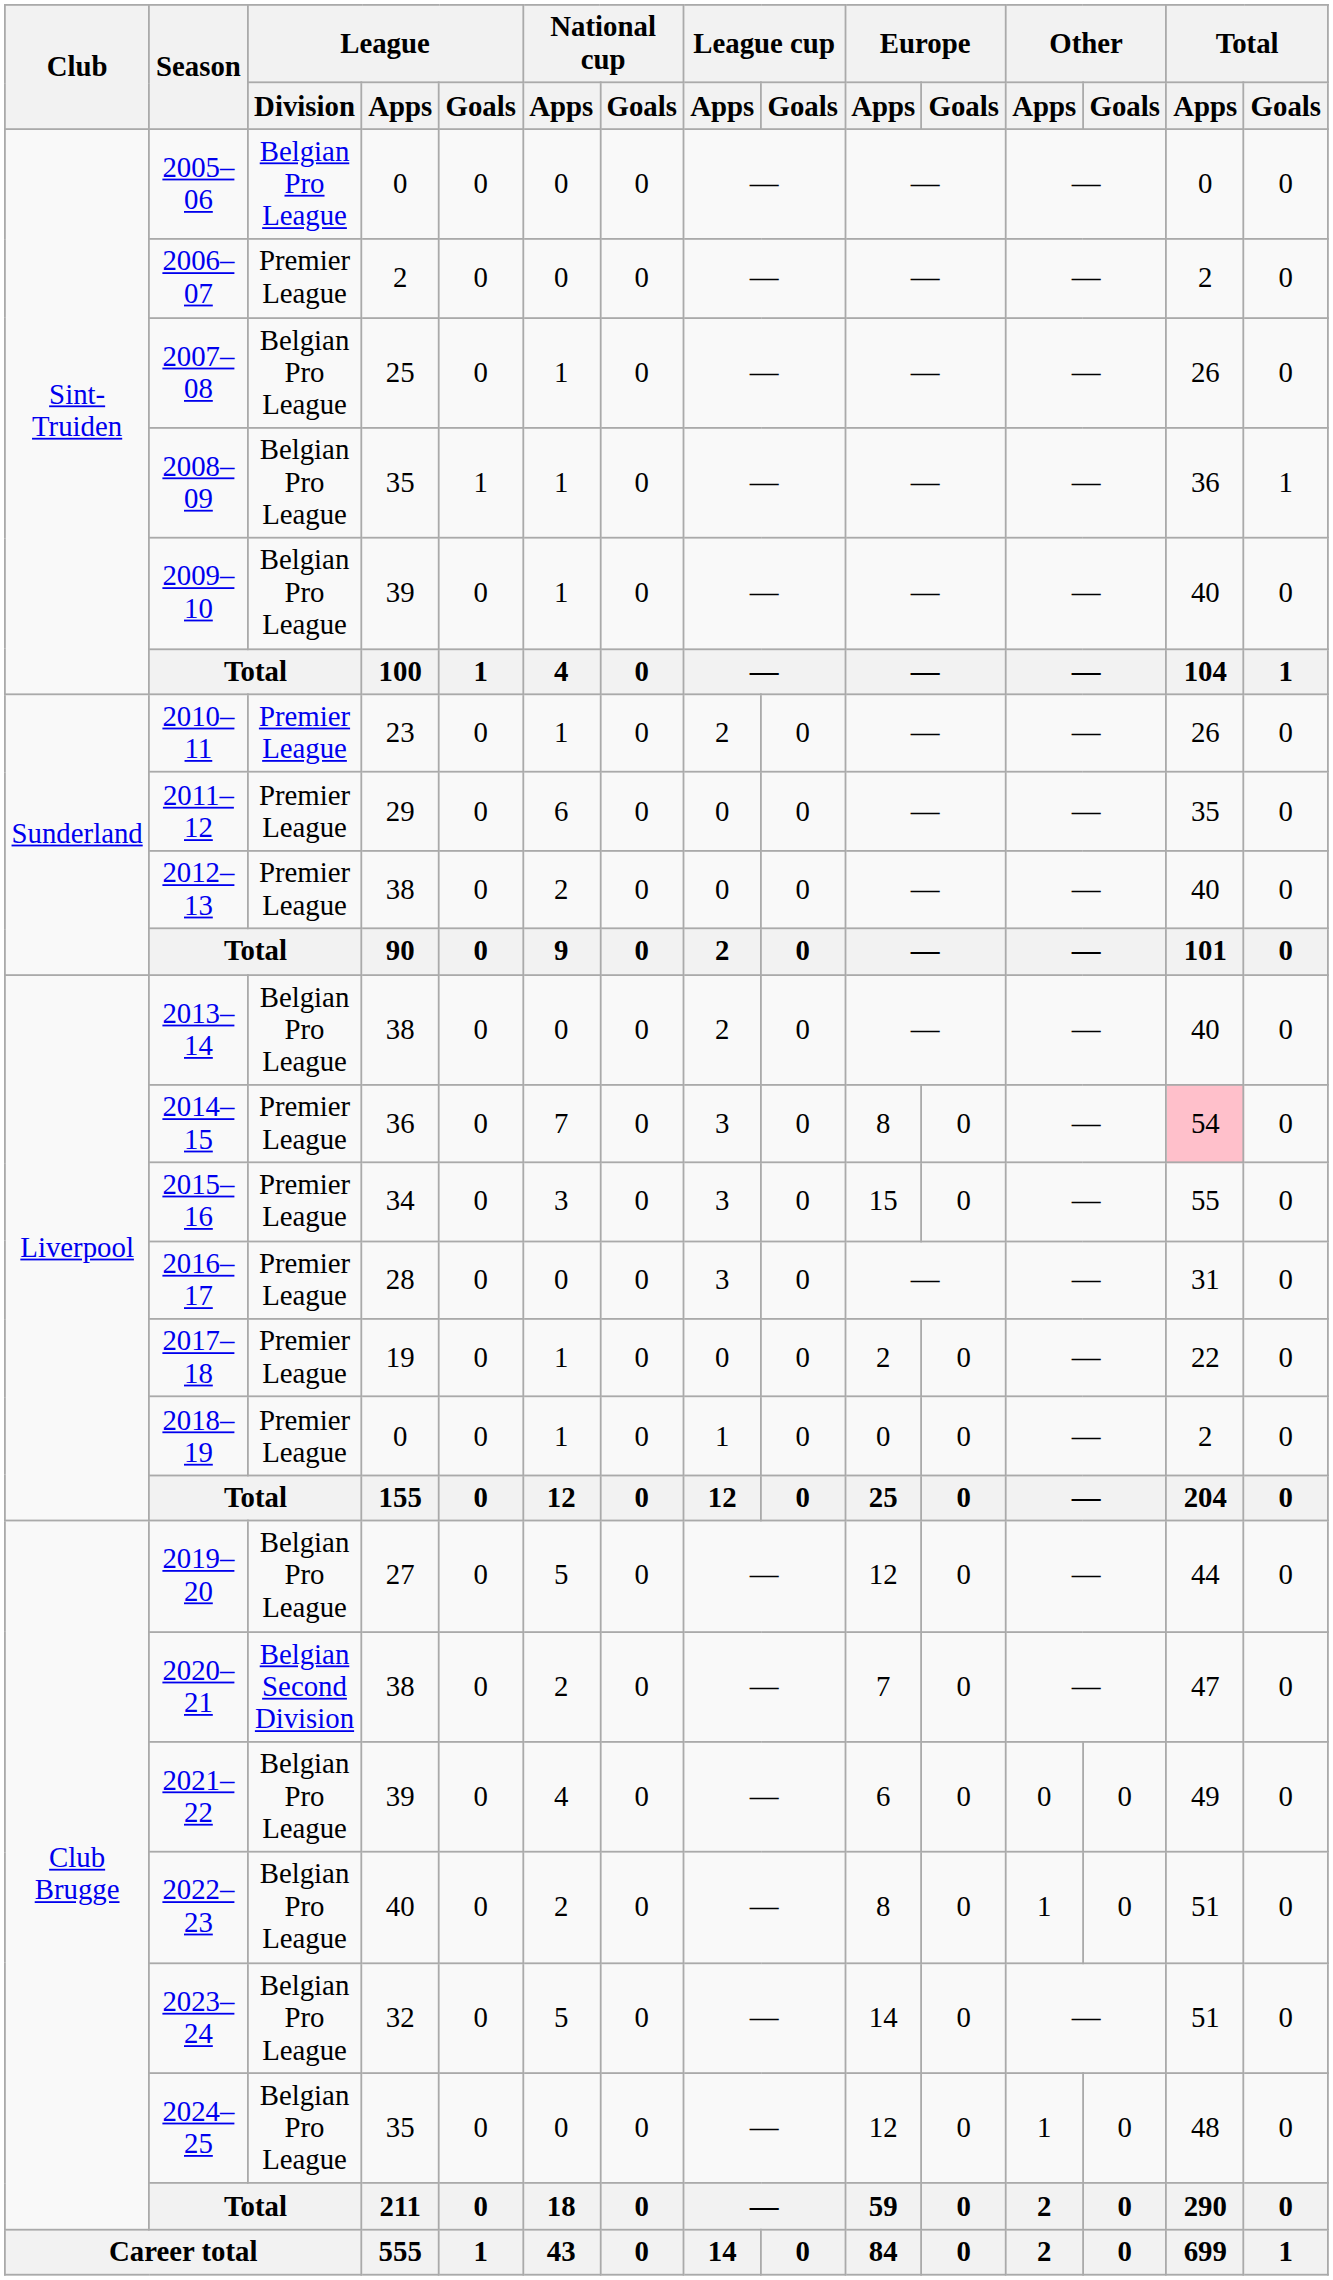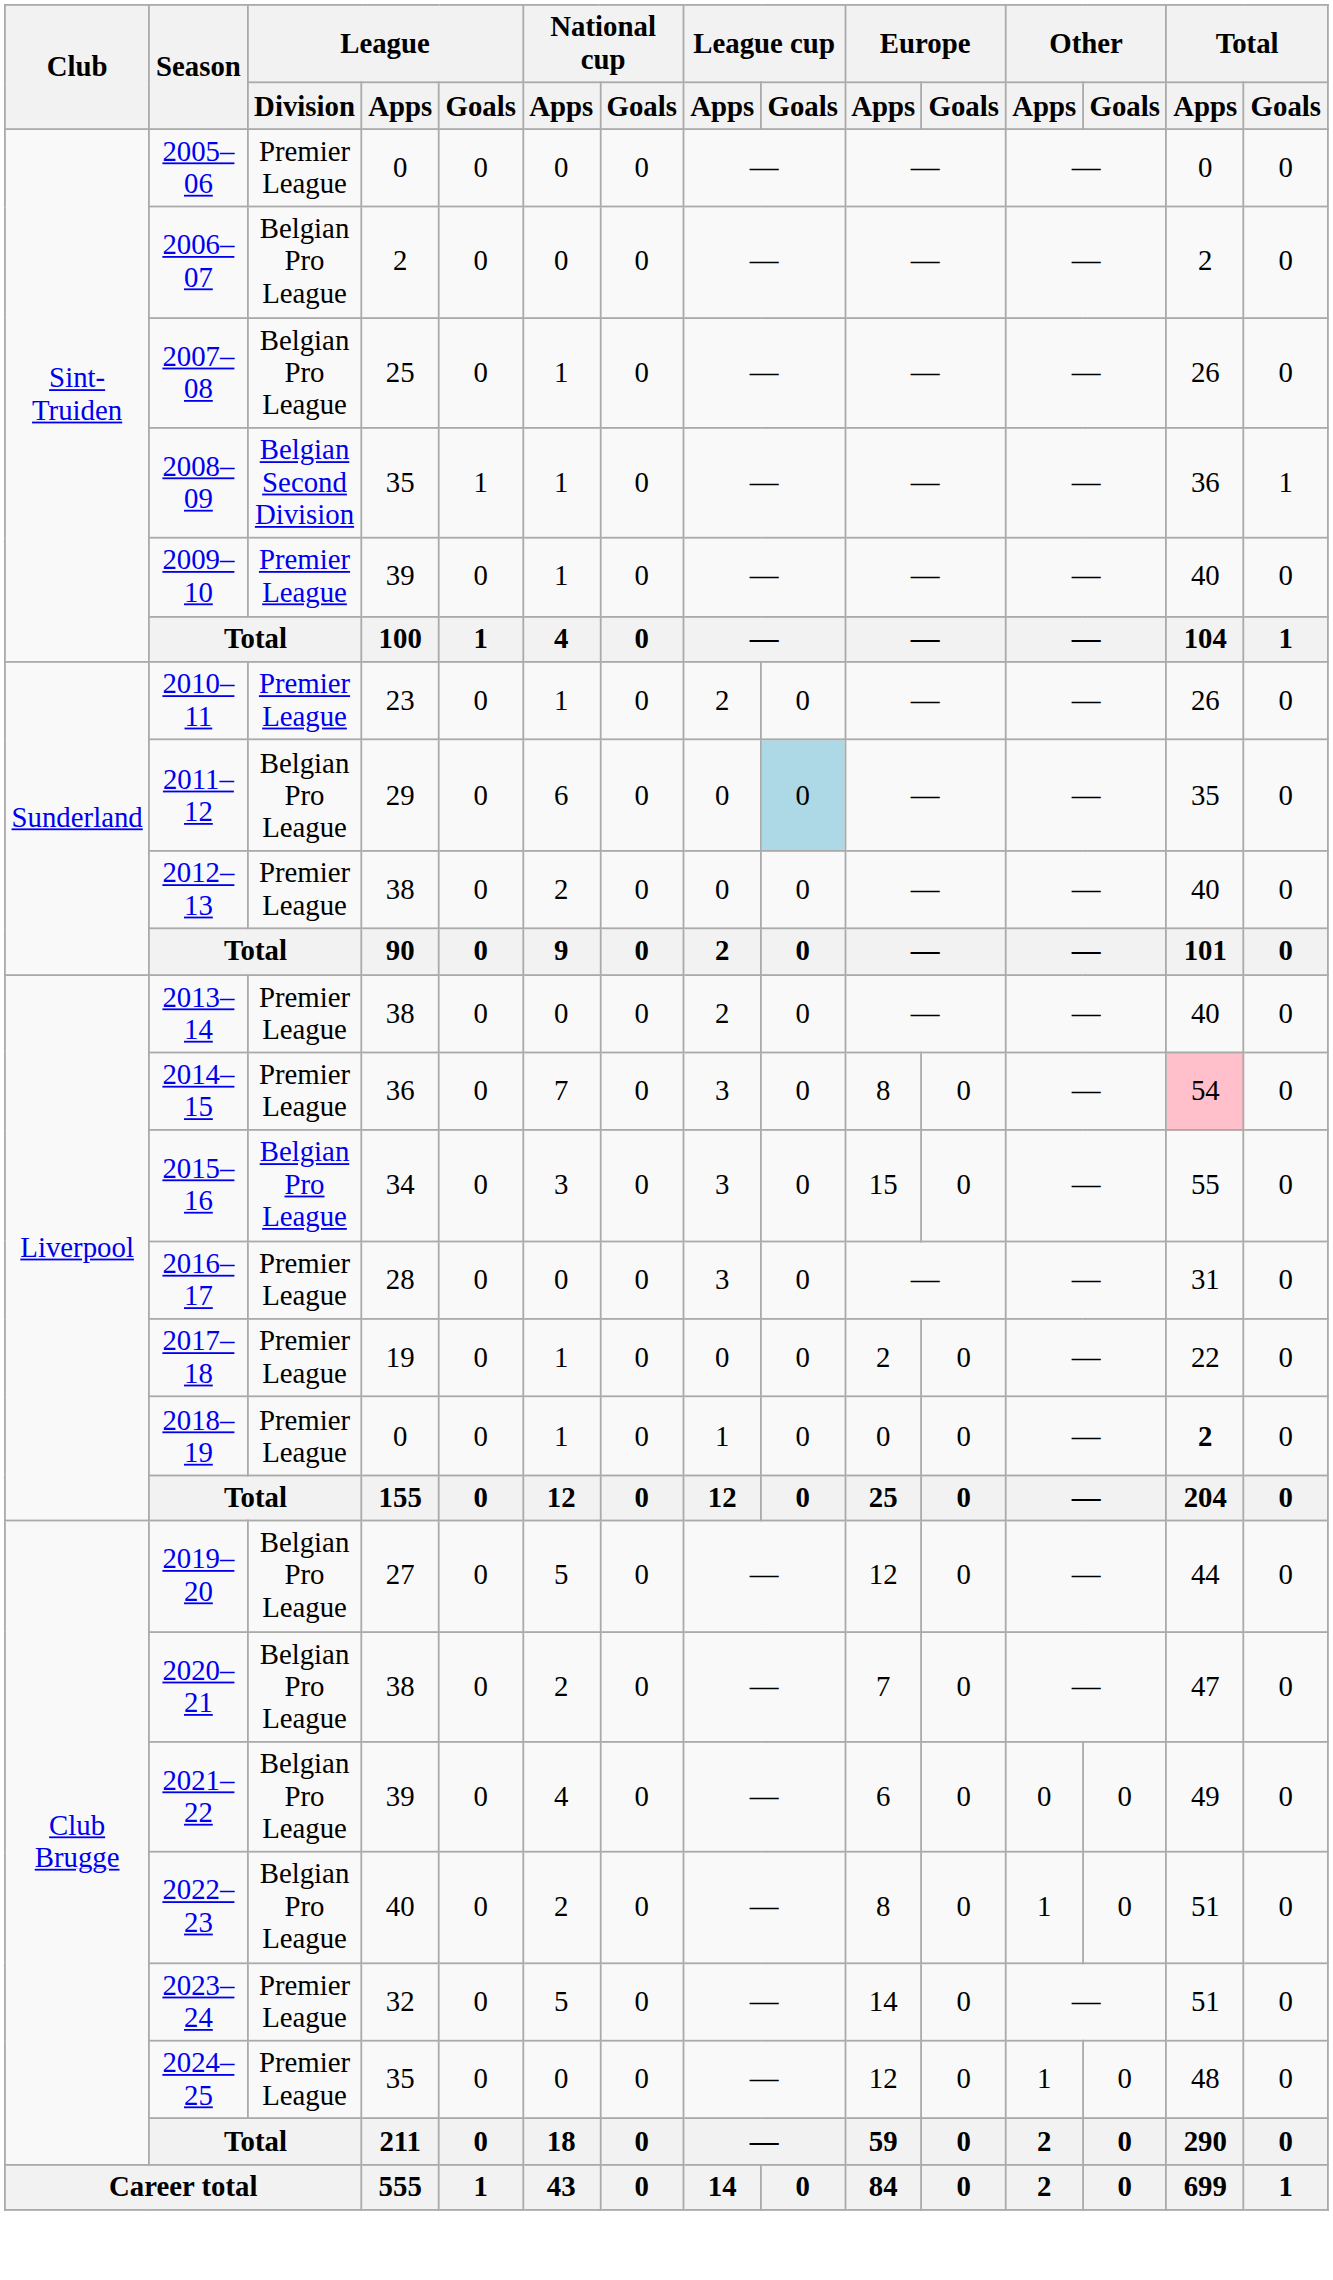(305, 183) Belgian Pro League -> (304, 167) Premier League
(304, 277) Premier League -> (305, 261) Belgian Pro League
(305, 482) Belgian Pro League -> (304, 482) Belgian Second Division
(305, 592) Belgian Pro League -> (304, 576) Premier League
(304, 811) Premier League -> (305, 794) Belgian Pro League
(803, 811) no background -> (803, 794) lightblue background
(305, 1029) Belgian Pro League -> (304, 1012) Premier League
(304, 1201) Premier League -> (305, 1185) Belgian Pro League
(1205, 1435) normal -> (1205, 1435) bold
(304, 1686) Belgian Second Division -> (305, 1686) Belgian Pro League
(305, 2017) Belgian Pro League -> (304, 2001) Premier League
(305, 2127) Belgian Pro League -> (304, 2079) Premier League
